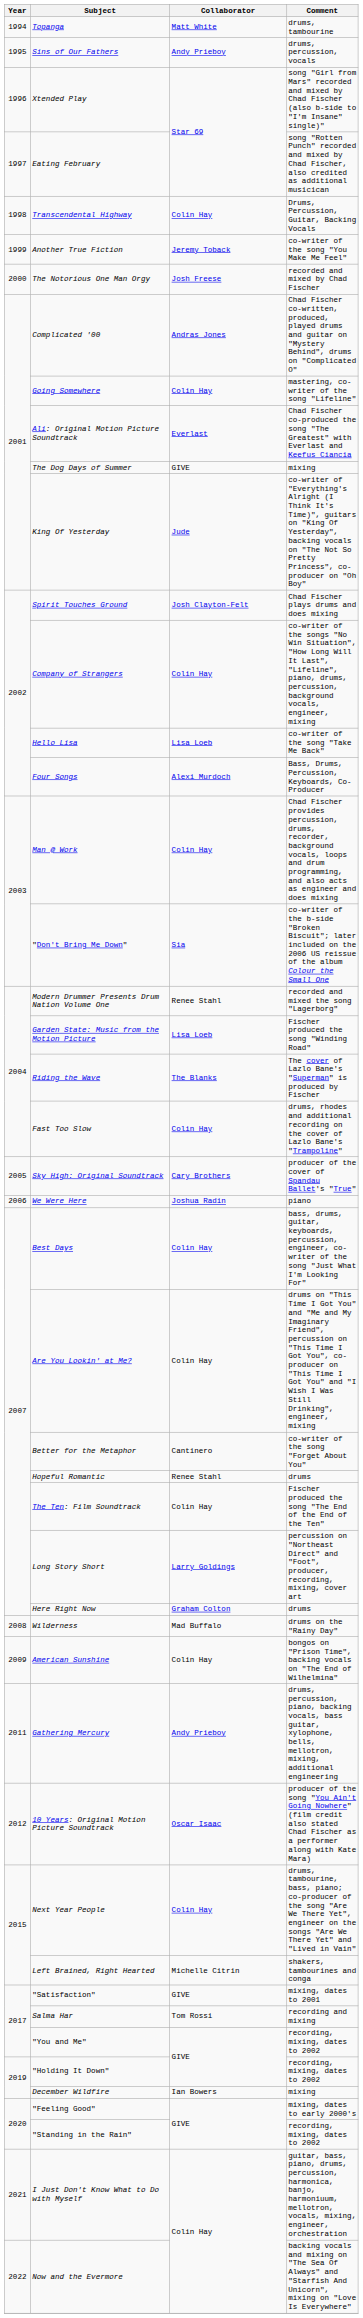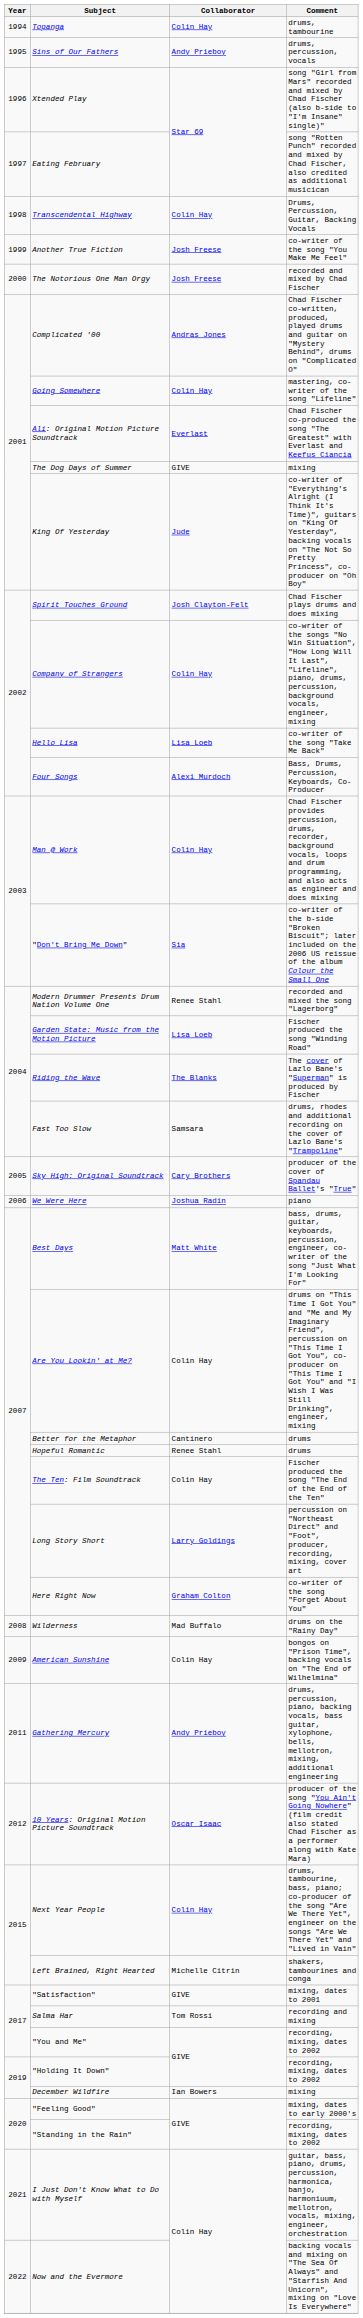(194, 27) Matt White -> (192, 27) Colin Hay
(201, 249) Jeremy Toback -> (196, 249) Josh Freese
(192, 1129) Colin Hay -> (187, 1129) Samsara
(192, 1249) Colin Hay -> (194, 1249) Matt White
(318, 1451) co-writer of the song "Forget About You" -> (300, 1438) drums
(300, 1609) drums -> (318, 1596) co-writer of the song "Forget About You"
